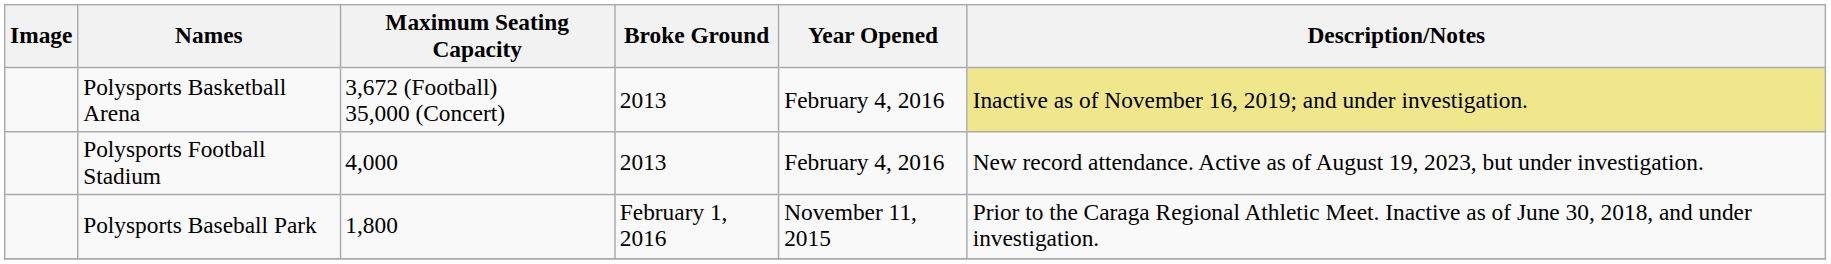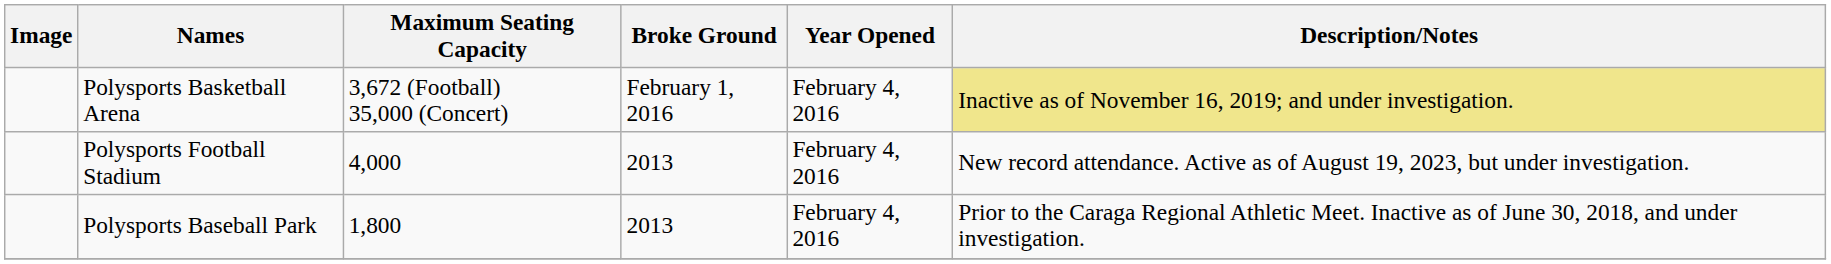(643, 99) 2013 -> (680, 99) February 1, 2016
(674, 226) February 1, 2016 -> (650, 226) 2013
(851, 226) November 11, 2015 -> (846, 226) February 4, 2016
